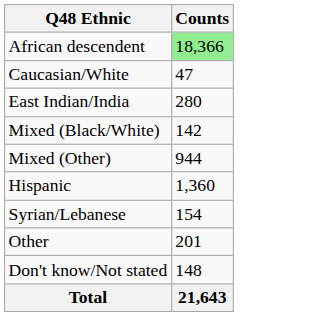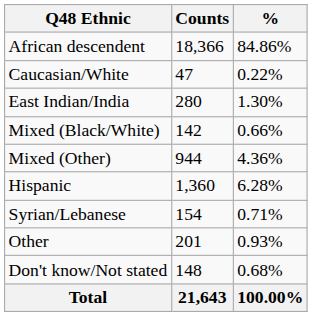+ column: (270, 18)
(200, 46) lightgreen background -> (200, 46) no background
